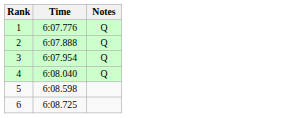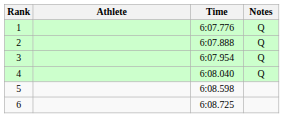+ column: (112, 12)
